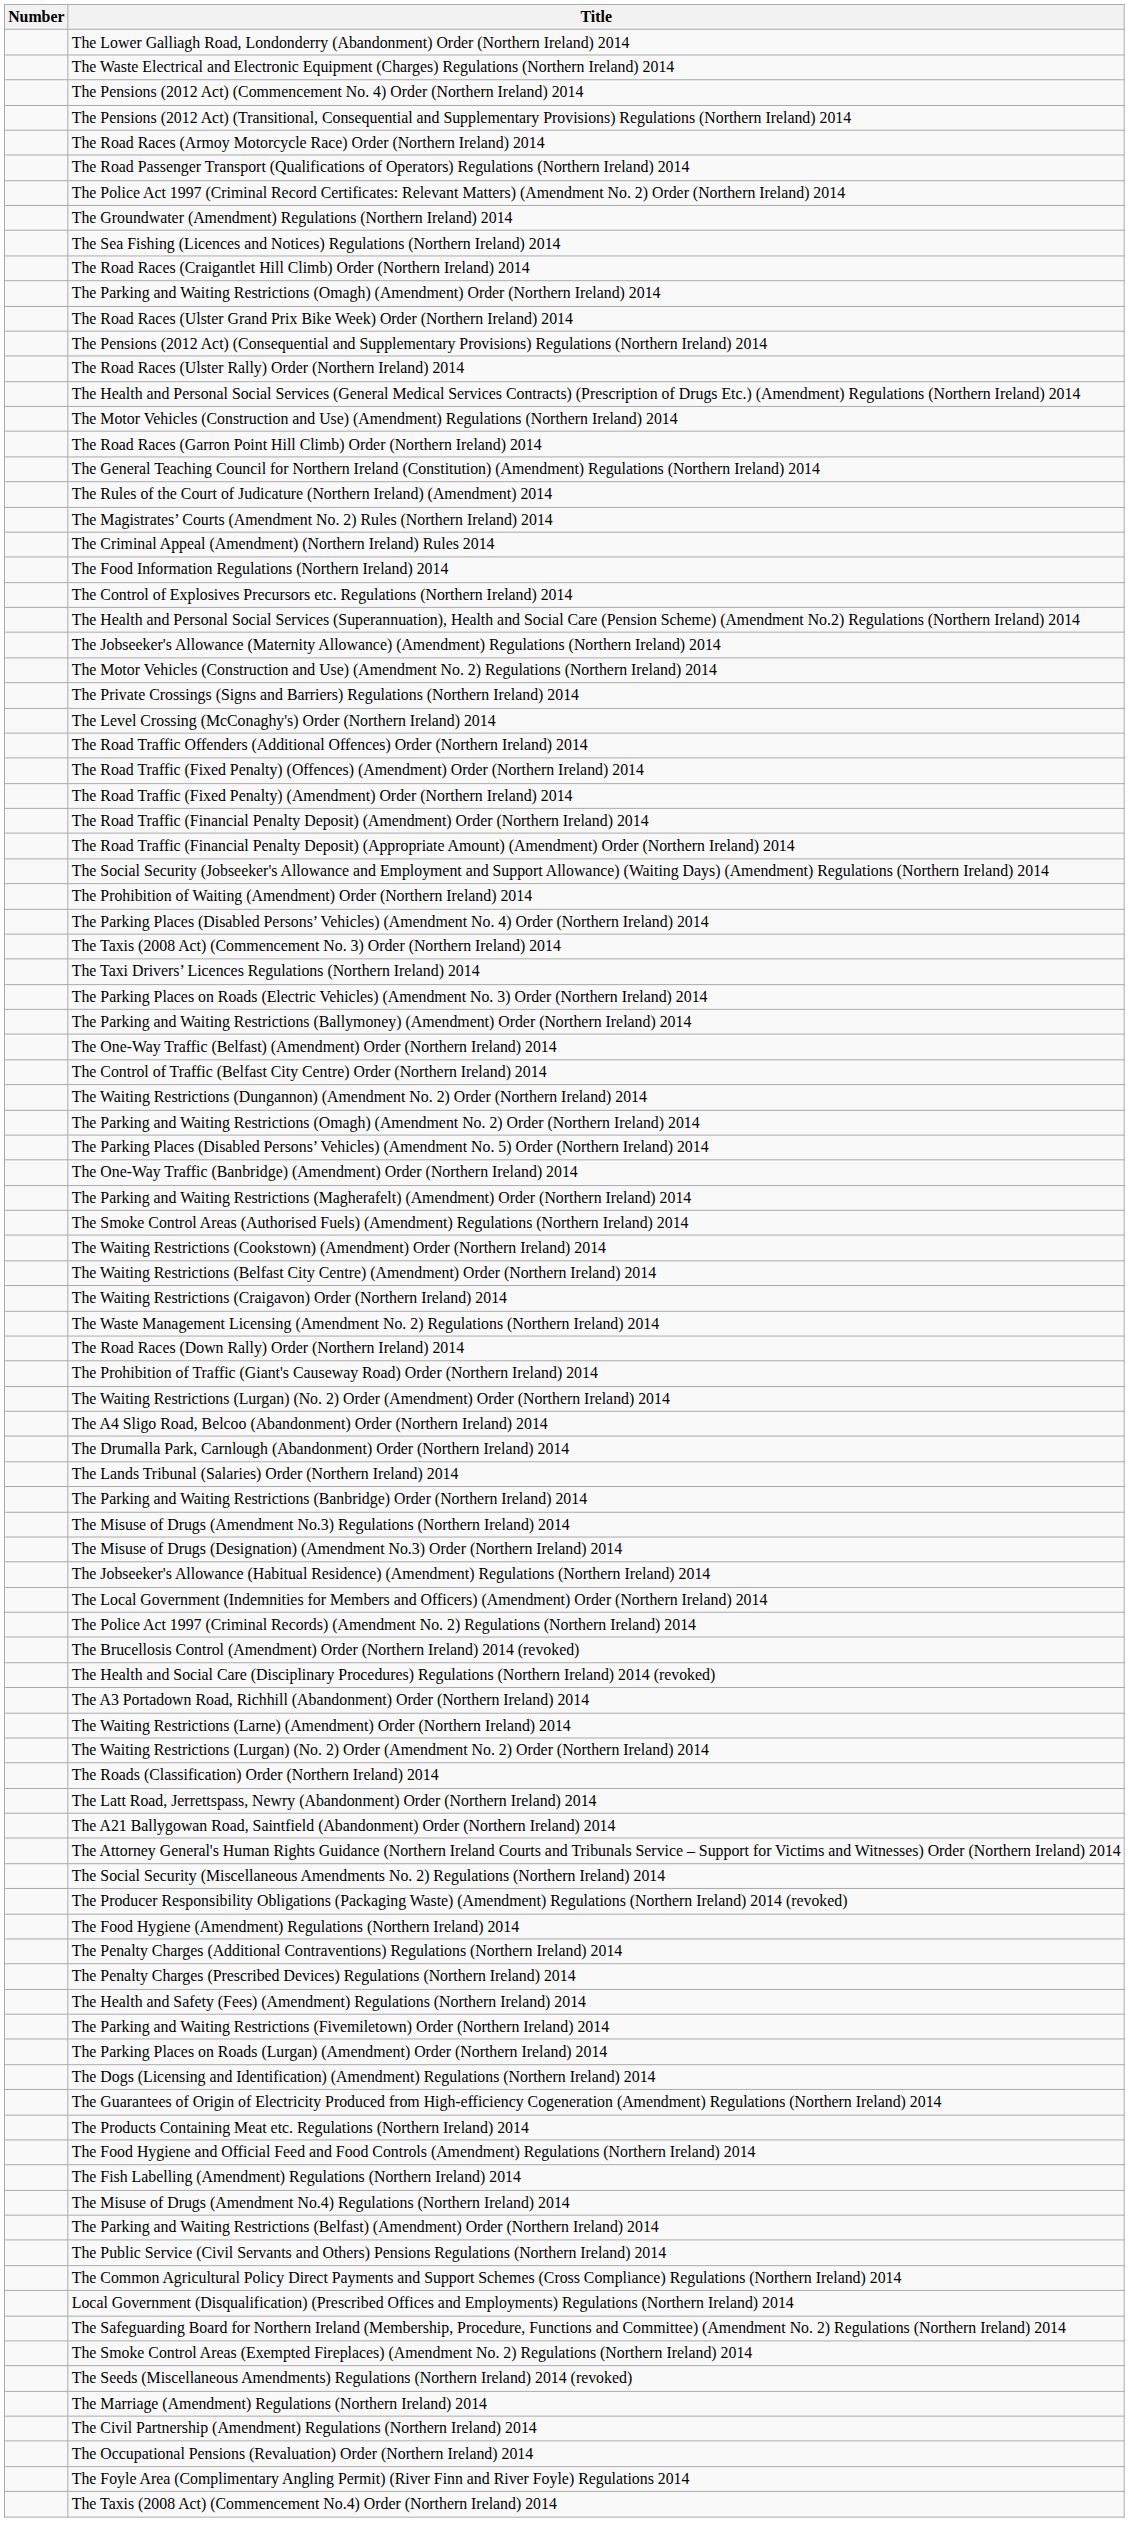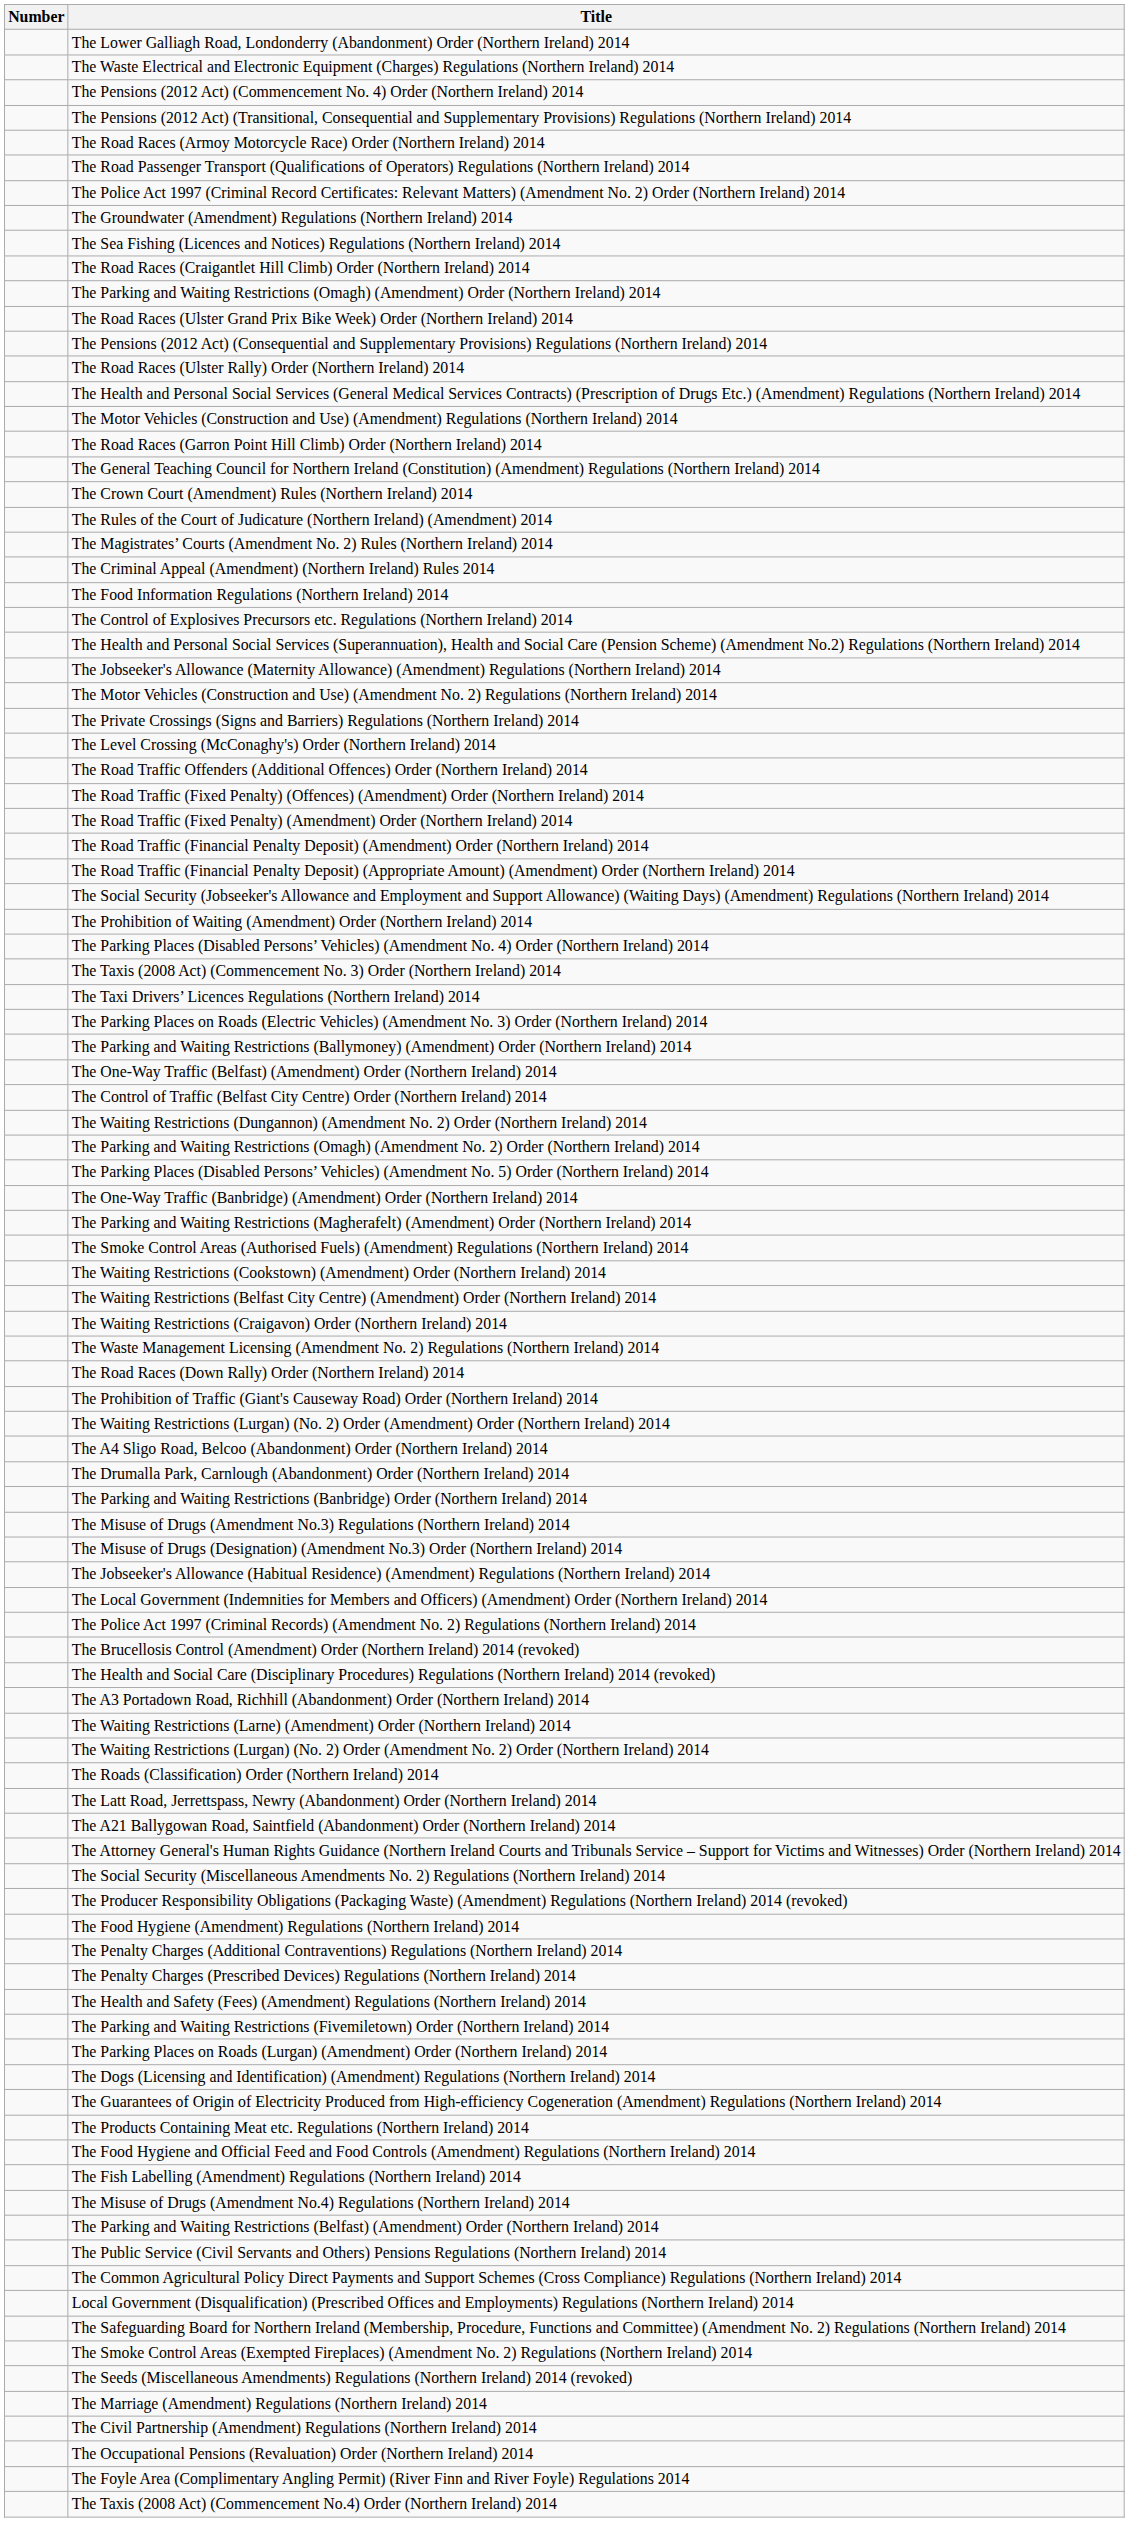+ row: (272, 494)
- row: (265, 1474)
